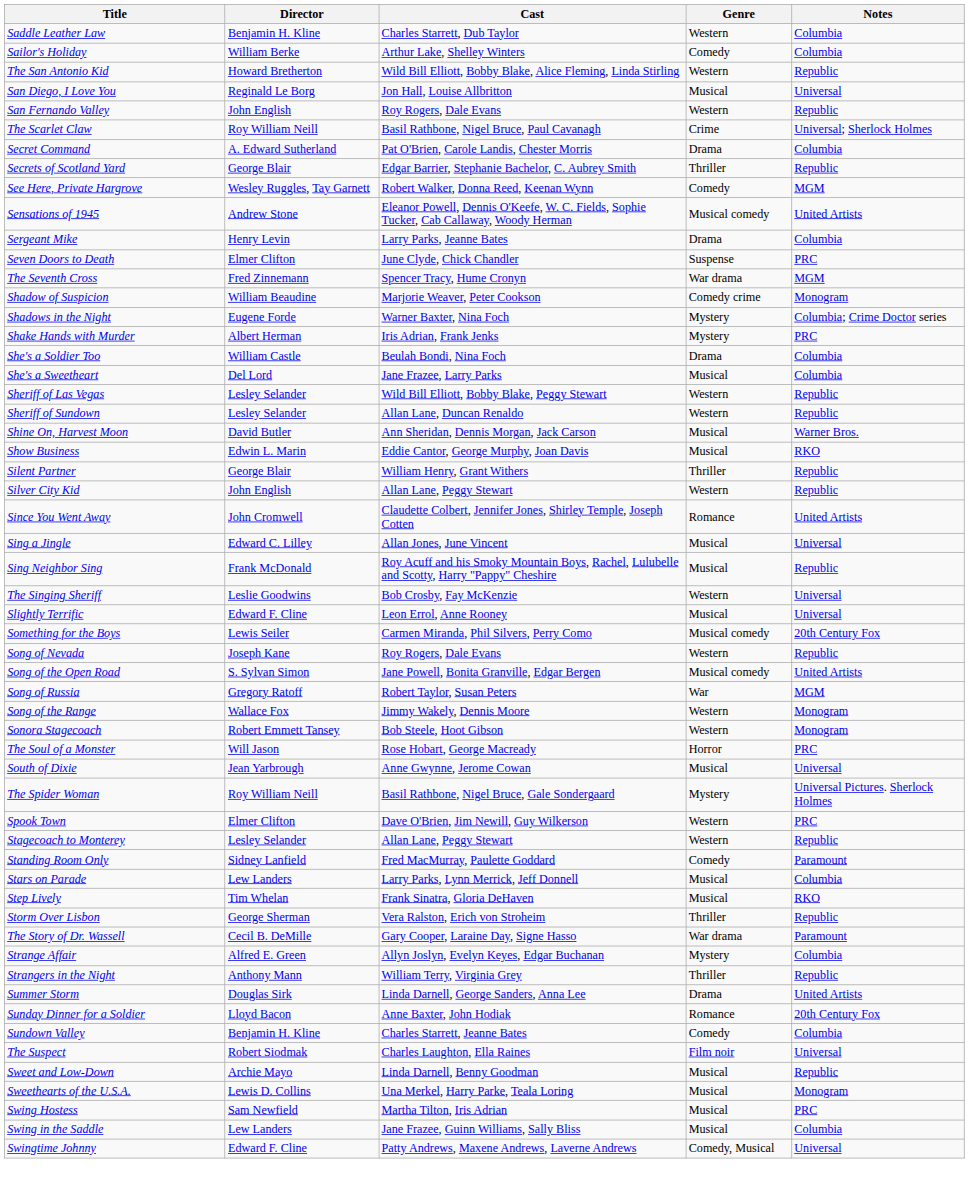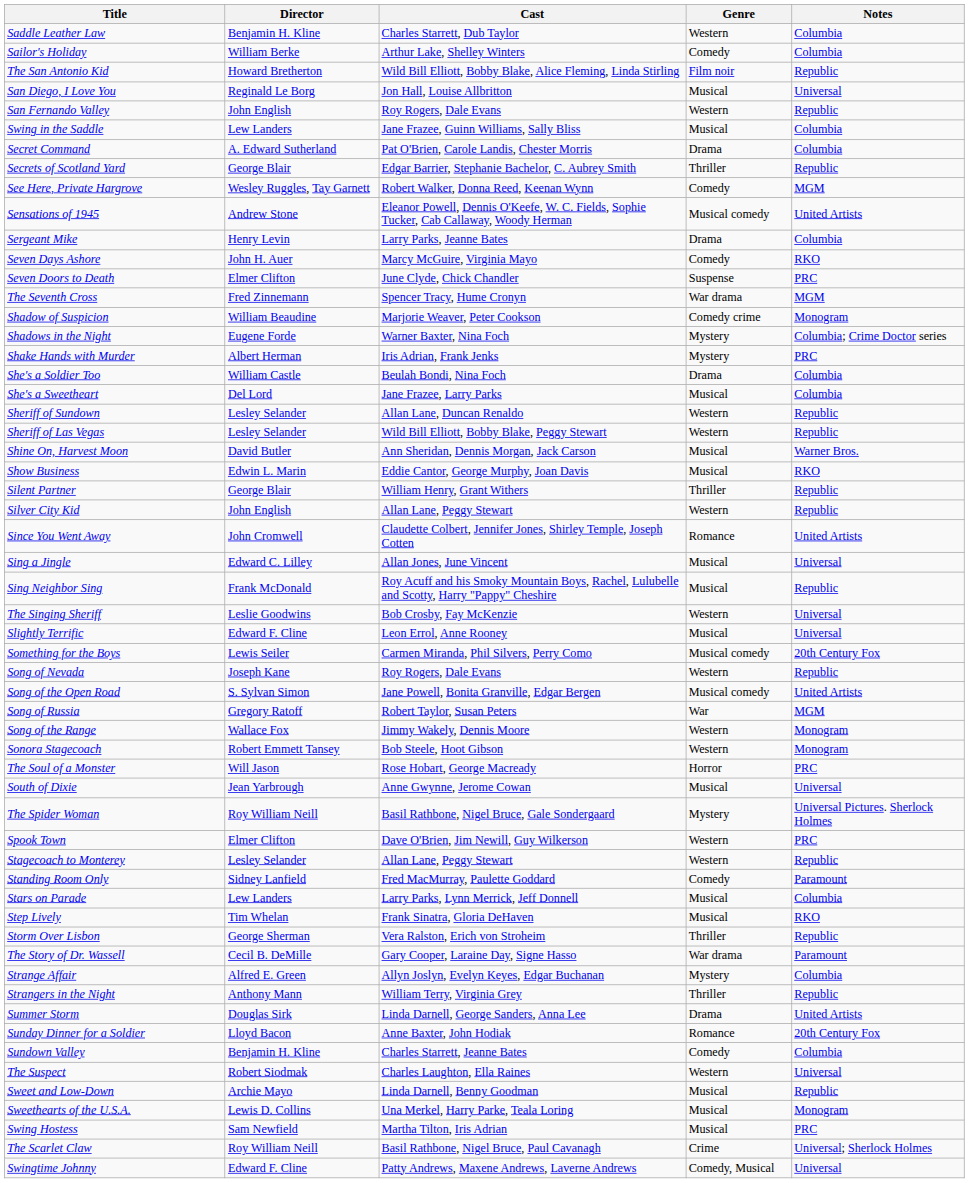(708, 71) Western -> (711, 71) Film noir
rows swapped: (49, 129) <-> (55, 1129)
+ row: (54, 259)
rows swapped: (56, 394) <-> (53, 413)
(711, 1052) Film noir -> (708, 1071) Western
